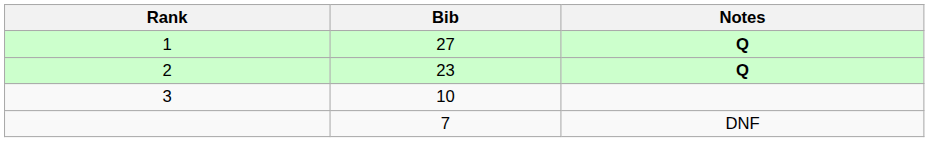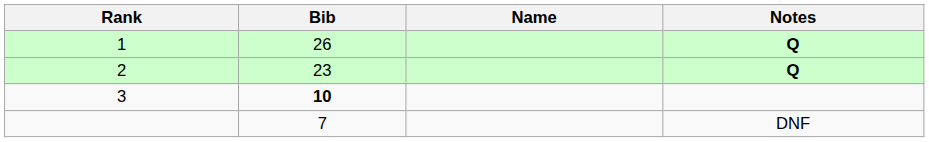+ column: (534, 17)
(445, 44) 27 -> (322, 44) 26
(445, 96) normal -> (322, 96) bold
